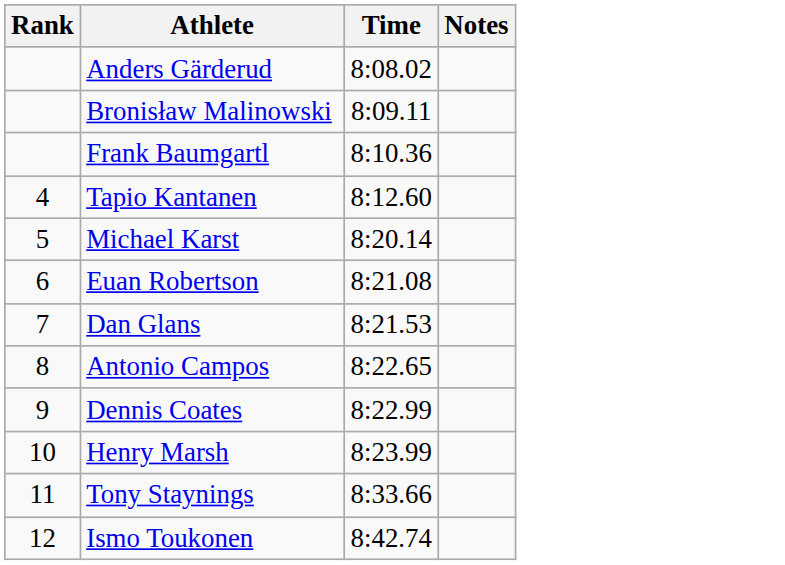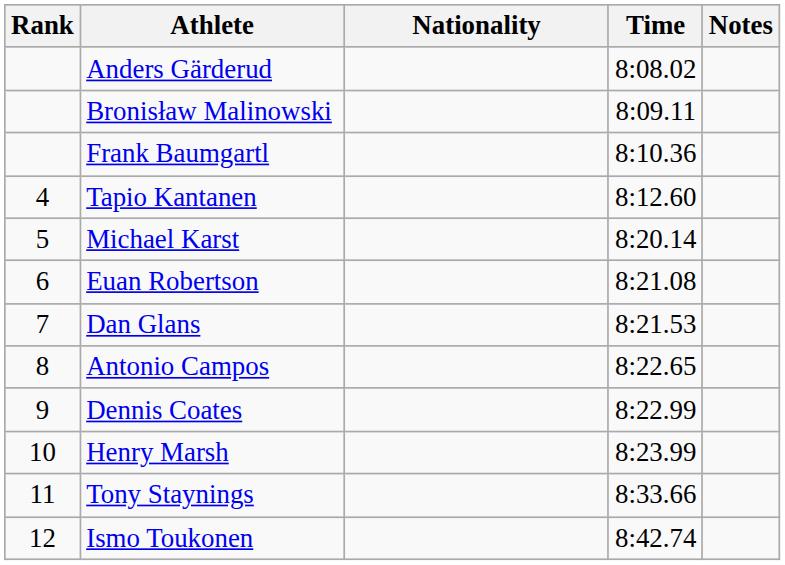+ column: (477, 25)
